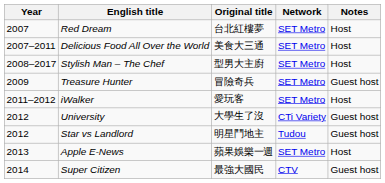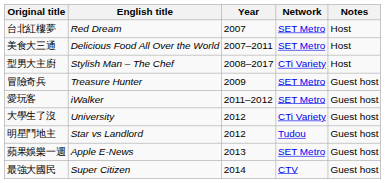columns swapped: (31, 12) <-> (244, 12)
(302, 64) SET Metro -> (302, 64) CTi Variety
(341, 99) Host -> (354, 99) Guest host
(341, 152) Host -> (354, 152) Guest host
